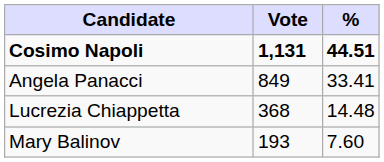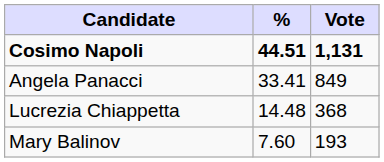columns swapped: (288, 19) <-> (351, 19)
